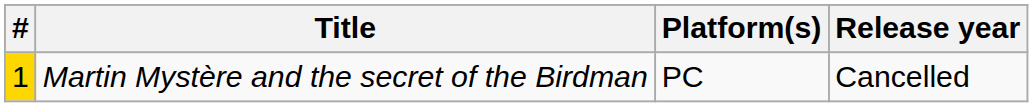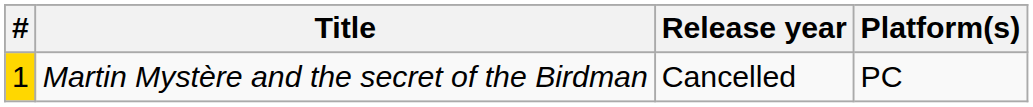columns swapped: (928, 28) <-> (741, 28)
